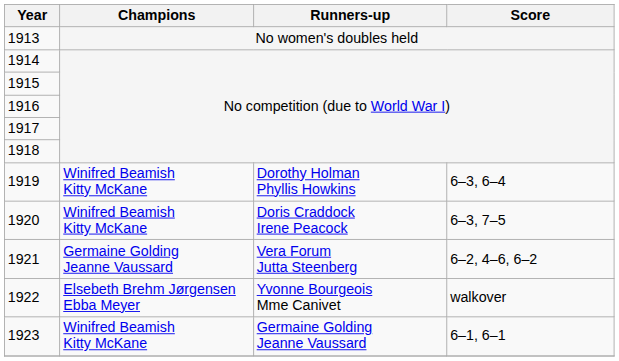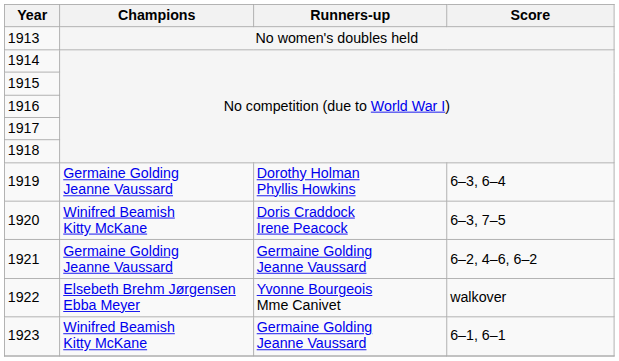(119, 181) Winifred Beamish Kitty McKane -> (121, 181) Germaine Golding Jeanne Vaussard
(307, 259) Vera Forum Jutta Steenberg -> (314, 259) Germaine Golding Jeanne Vaussard
